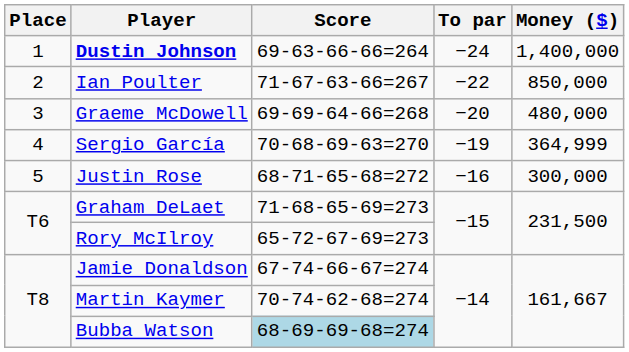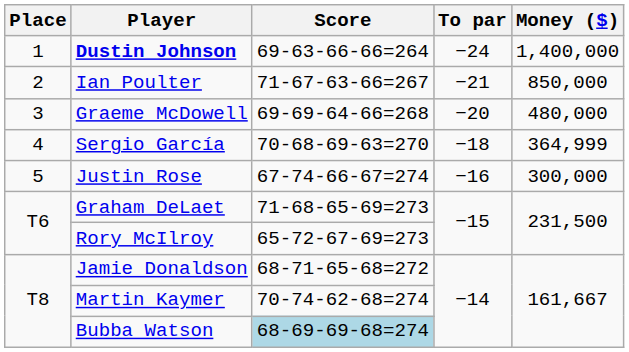(472, 83) −22 -> (472, 83) −21
(472, 145) −19 -> (472, 145) −18
(343, 176) 68-71-65-68=272 -> (343, 176) 67-74-66-67=274
(343, 269) 67-74-66-67=274 -> (343, 269) 68-71-65-68=272
